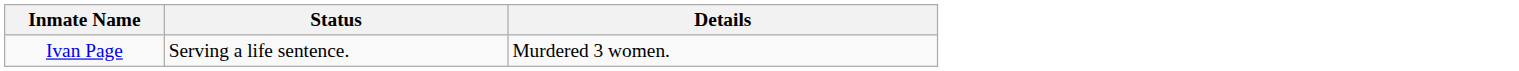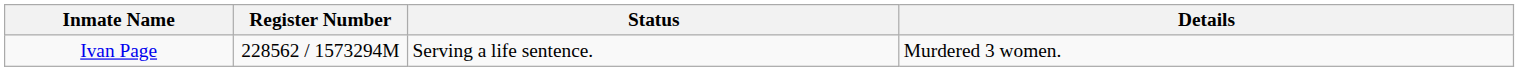+ column: (320, 19)
